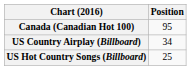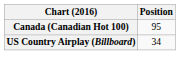- row: (76, 57)
